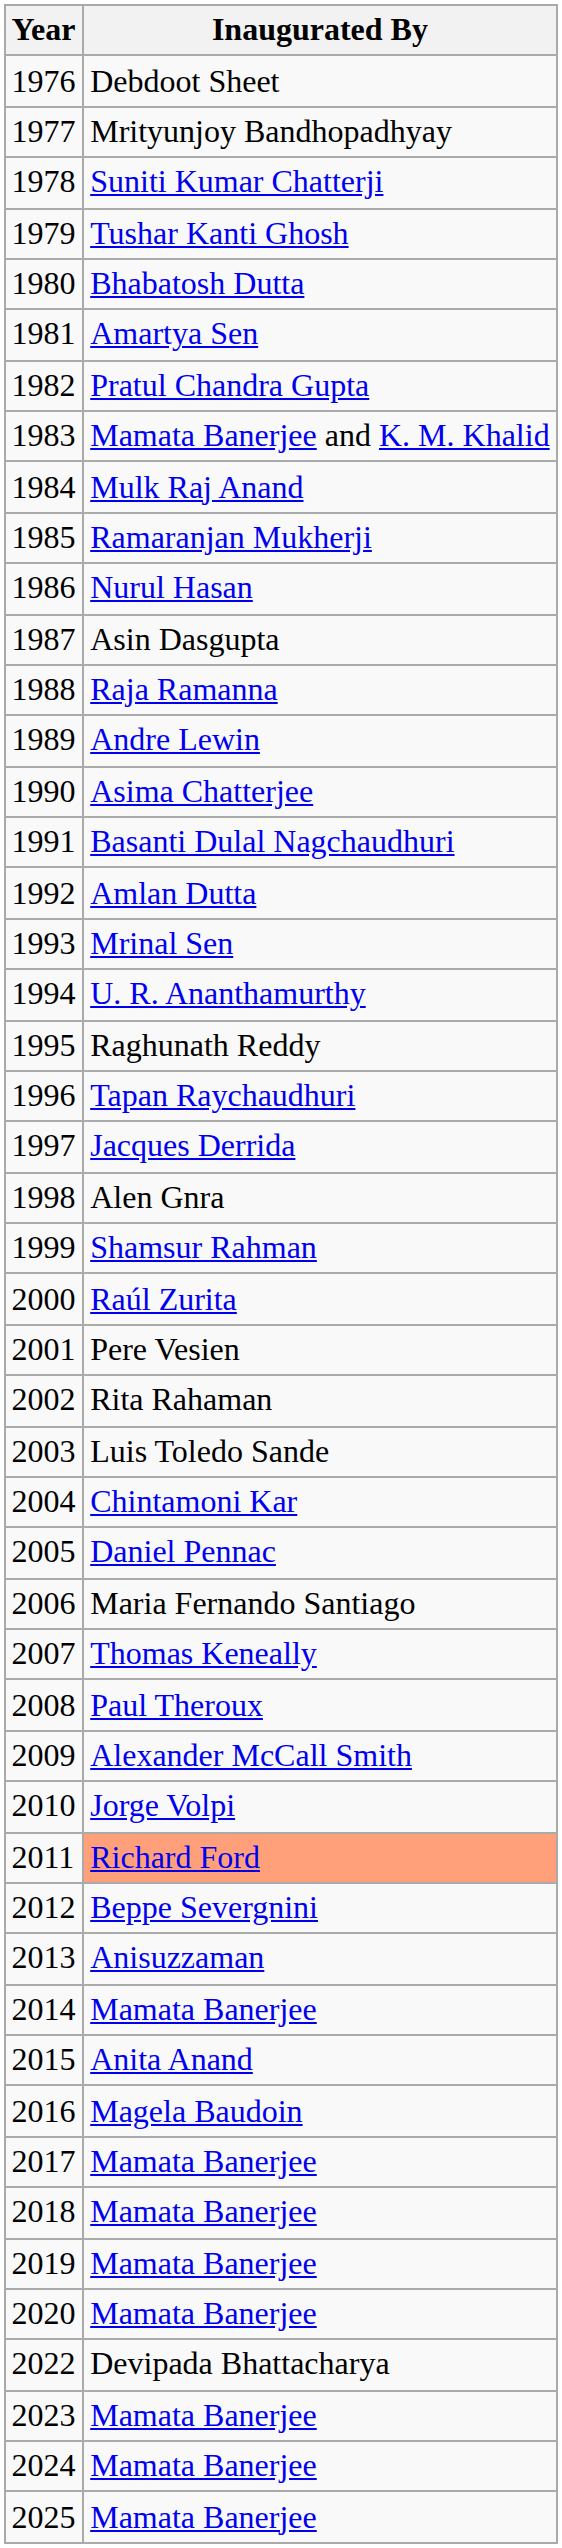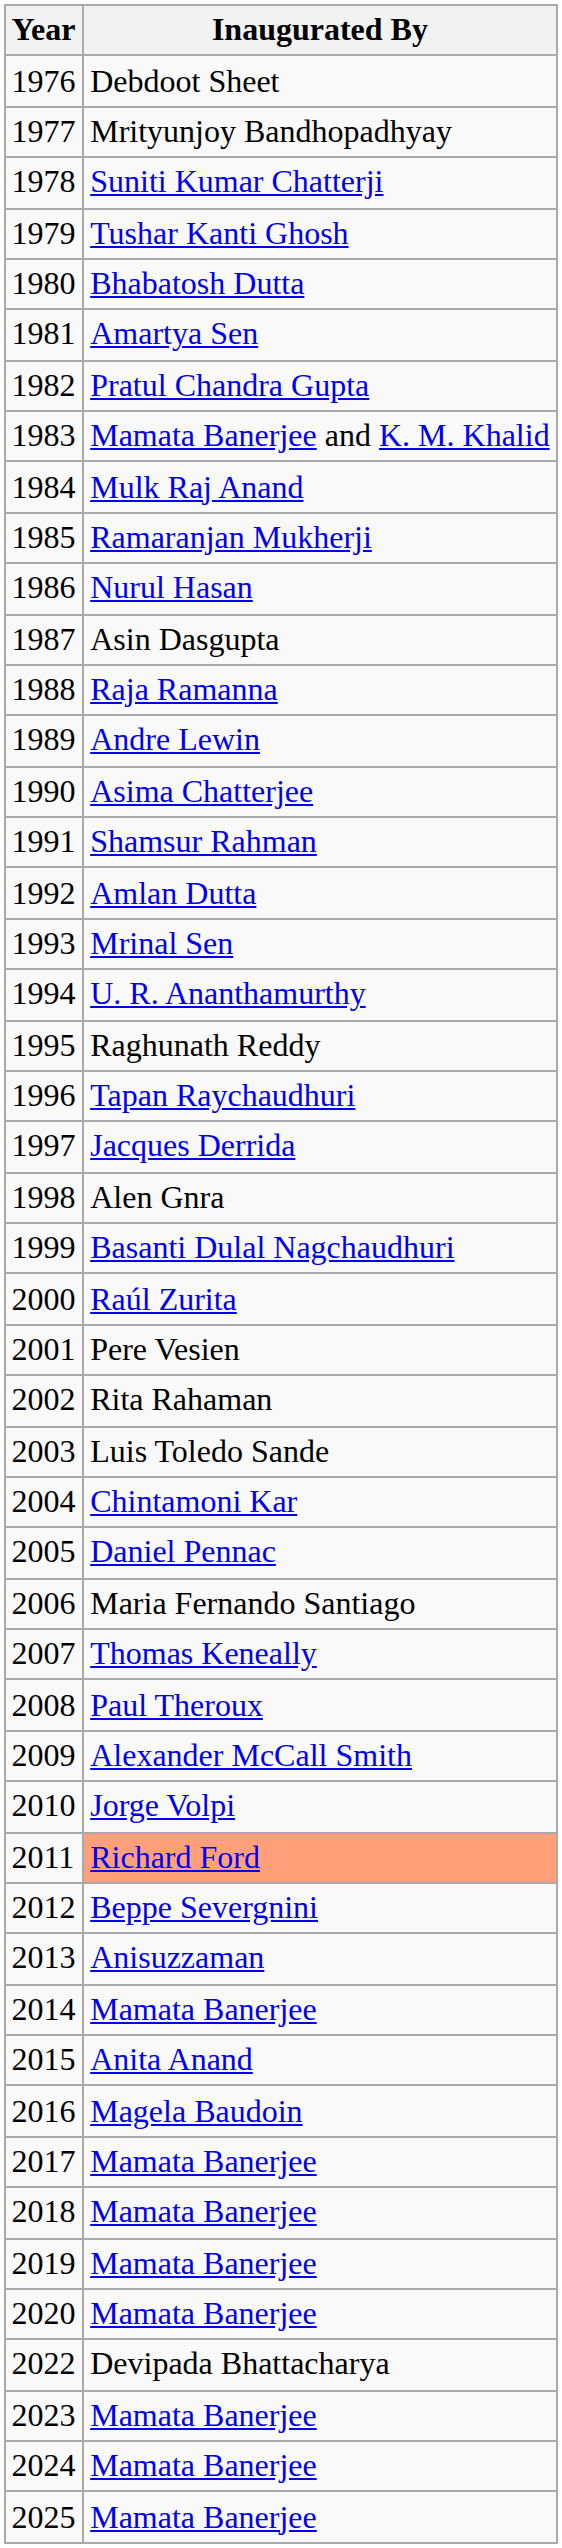(272, 841) Basanti Dulal Nagchaudhuri -> (204, 841) Shamsur Rahman
(204, 1247) Shamsur Rahman -> (272, 1247) Basanti Dulal Nagchaudhuri
